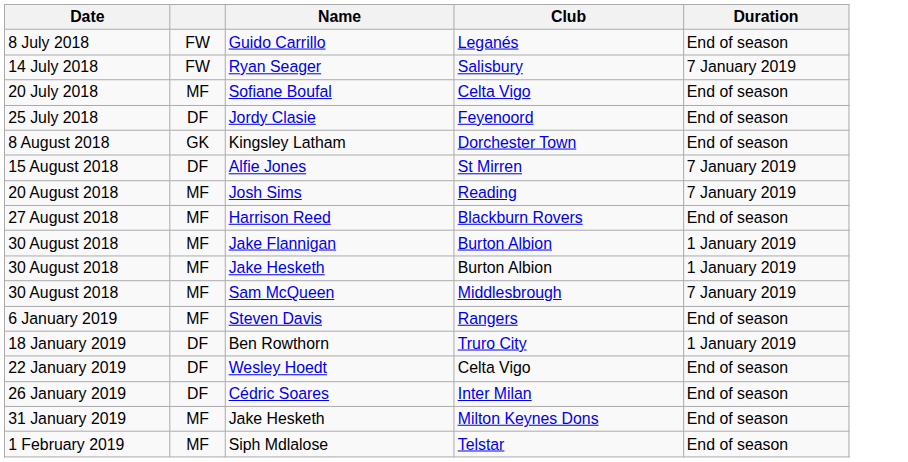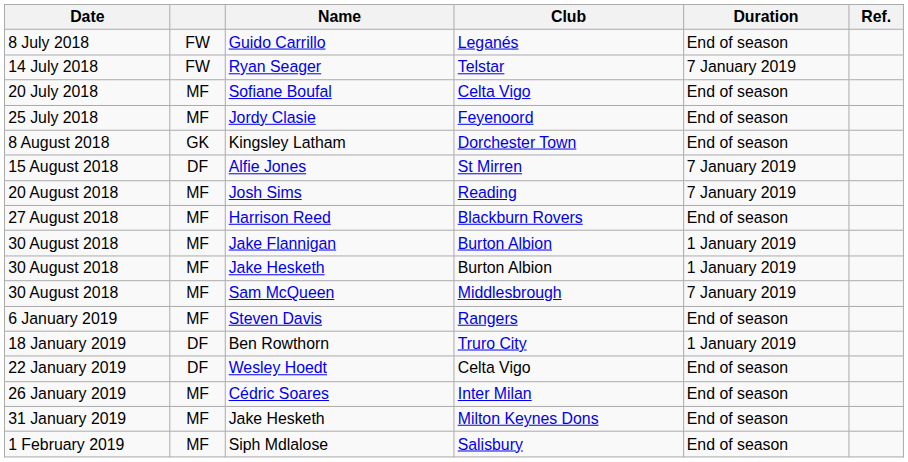+ column: (876, 17)
(490, 67) Salisbury -> (481, 67) Telstar
(198, 117) DF -> (198, 117) MF
(198, 393) DF -> (198, 393) MF
(481, 444) Telstar -> (490, 444) Salisbury
